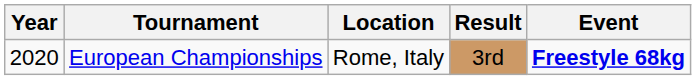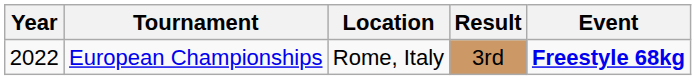(34, 57) 2020 -> (34, 57) 2022
